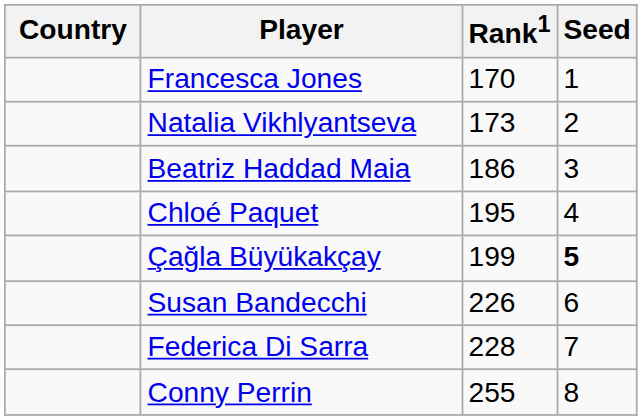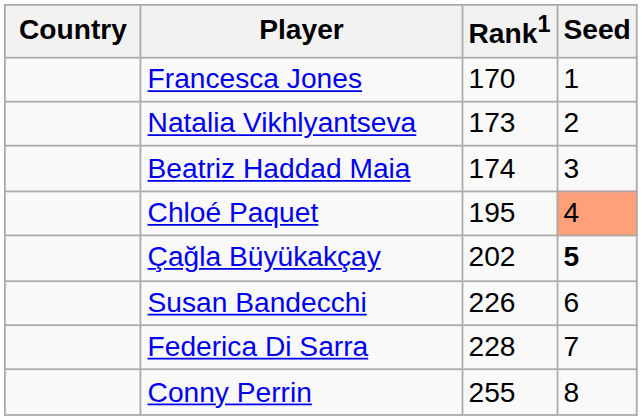(492, 168) 186 -> (492, 168) 174
(571, 213) no background -> (571, 213) lightsalmon background
(492, 257) 199 -> (492, 257) 202
